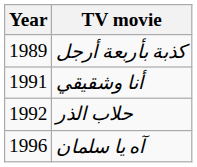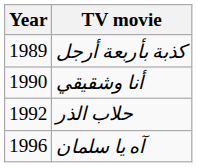(28, 82) 1991 -> (28, 82) 1990
